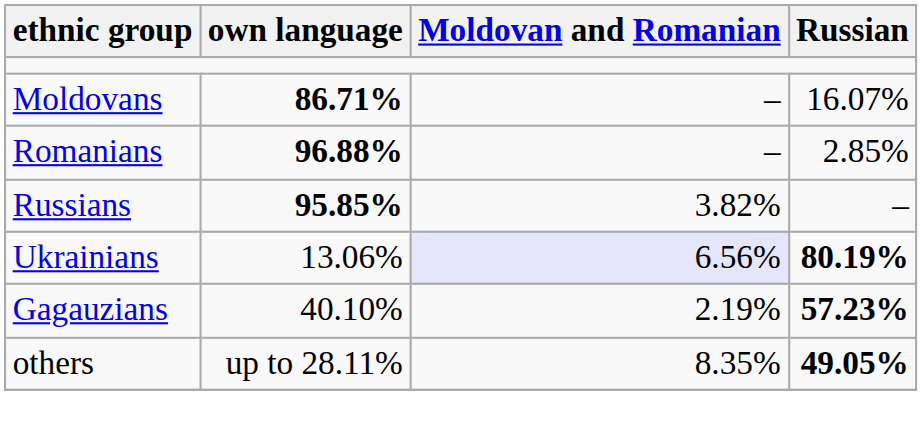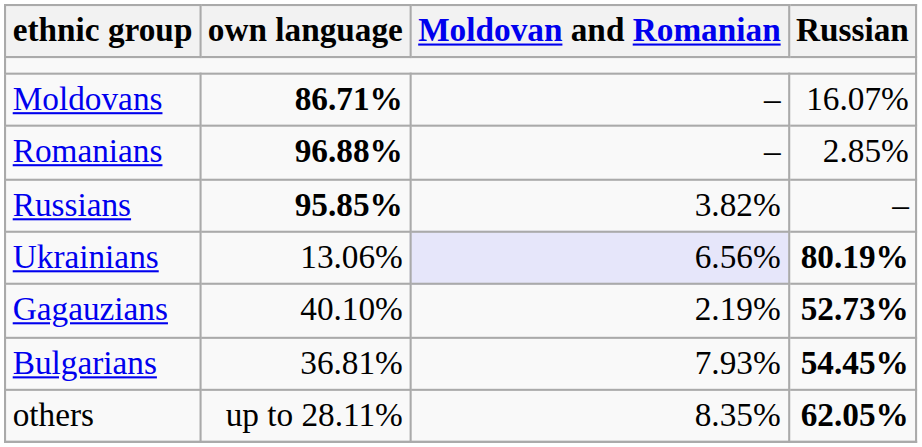(855, 310) 57.23% -> (855, 310) 52.73%
+ row: (85, 362)
(855, 362) 49.05% -> (855, 415) 62.05%
